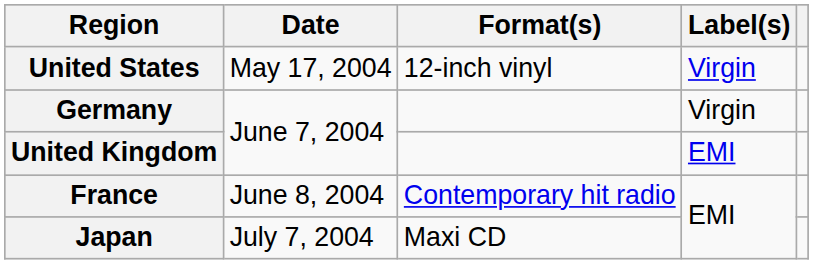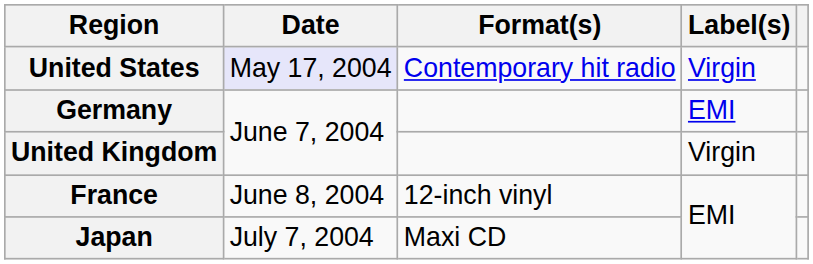(311, 68) no background -> (311, 68) lavender background
(478, 68) 12-inch vinyl -> (540, 68) Contemporary hit radio
(722, 110) Virgin -> (712, 110) EMI
(712, 152) EMI -> (722, 152) Virgin
(540, 195) Contemporary hit radio -> (478, 195) 12-inch vinyl
